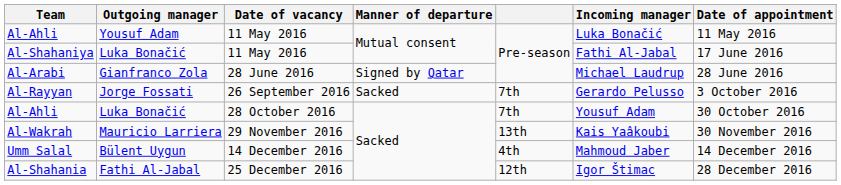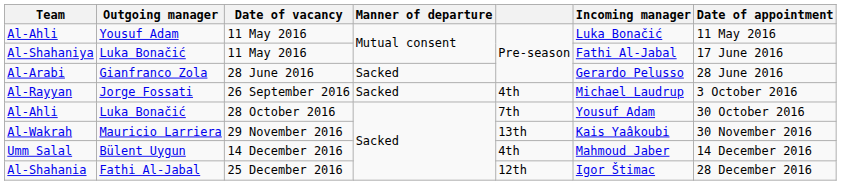(410, 73) Signed by Qatar -> (377, 73) Sacked
(630, 73) Michael Laudrup -> (630, 73) Gerardo Pelusso
(509, 92) 7th -> (509, 92) 4th
(630, 92) Gerardo Pelusso -> (630, 92) Michael Laudrup
